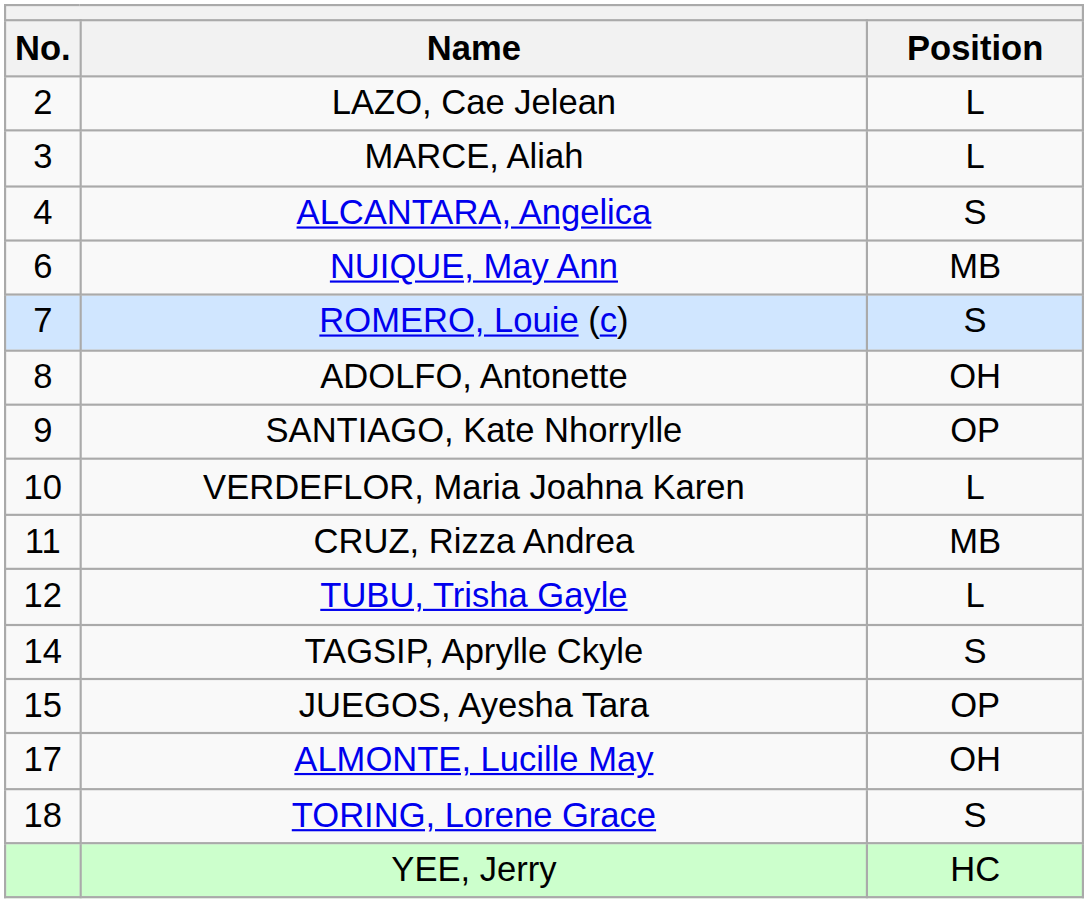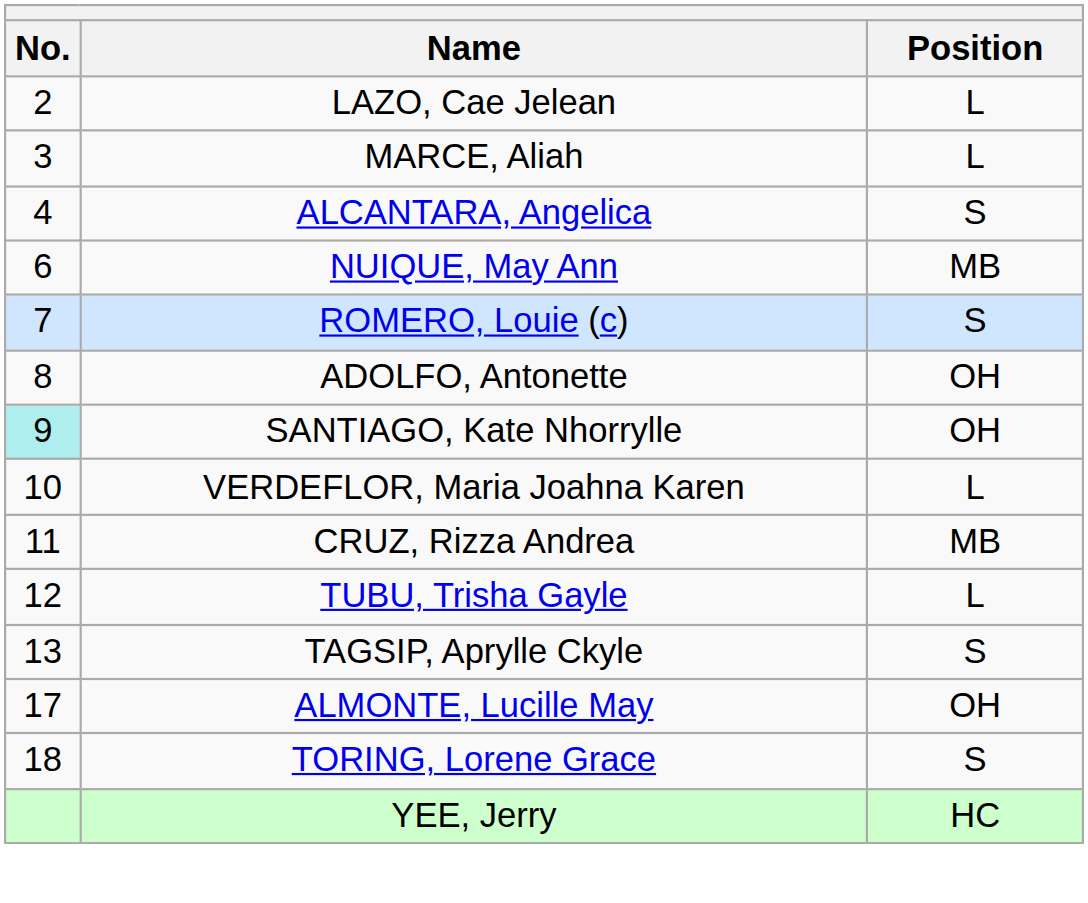(43, 431) no background -> (43, 431) paleturquoise background
(975, 431) OP -> (975, 431) OH
(43, 650) 14 -> (43, 650) 13
- row: (474, 705)
